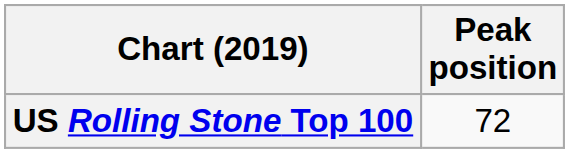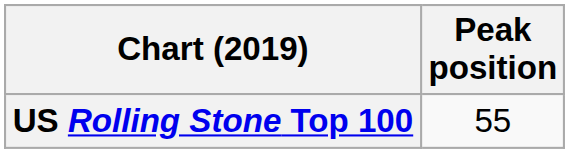(493, 120) 72 -> (493, 120) 55
